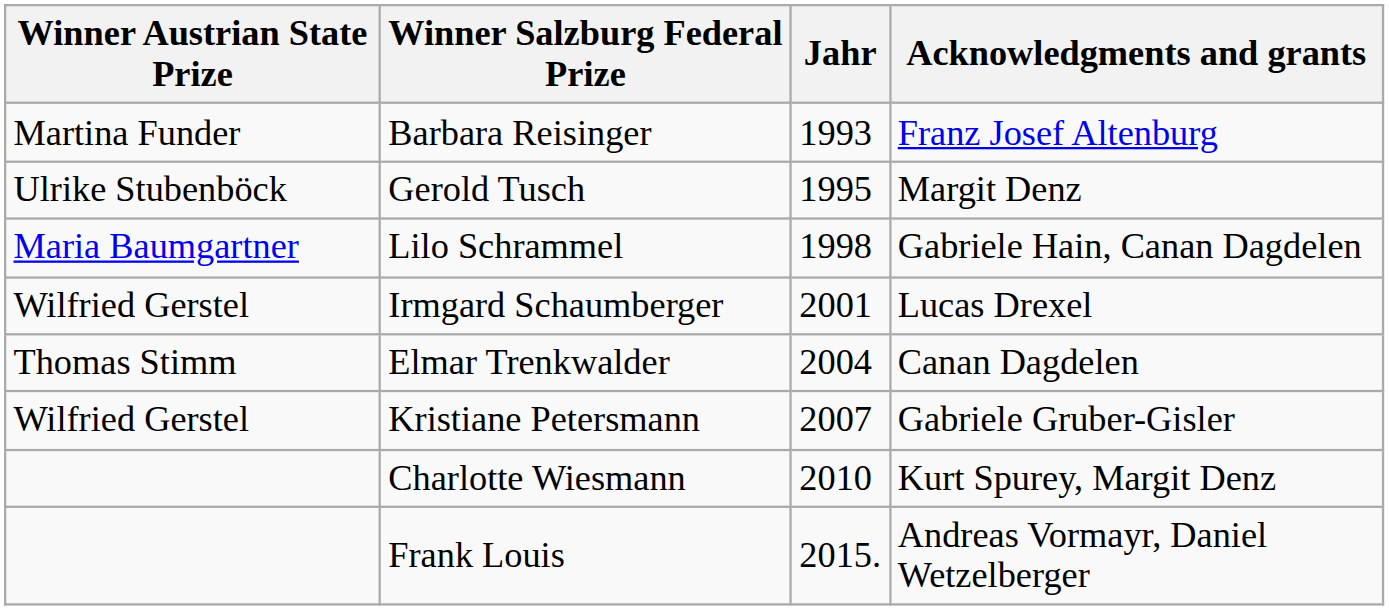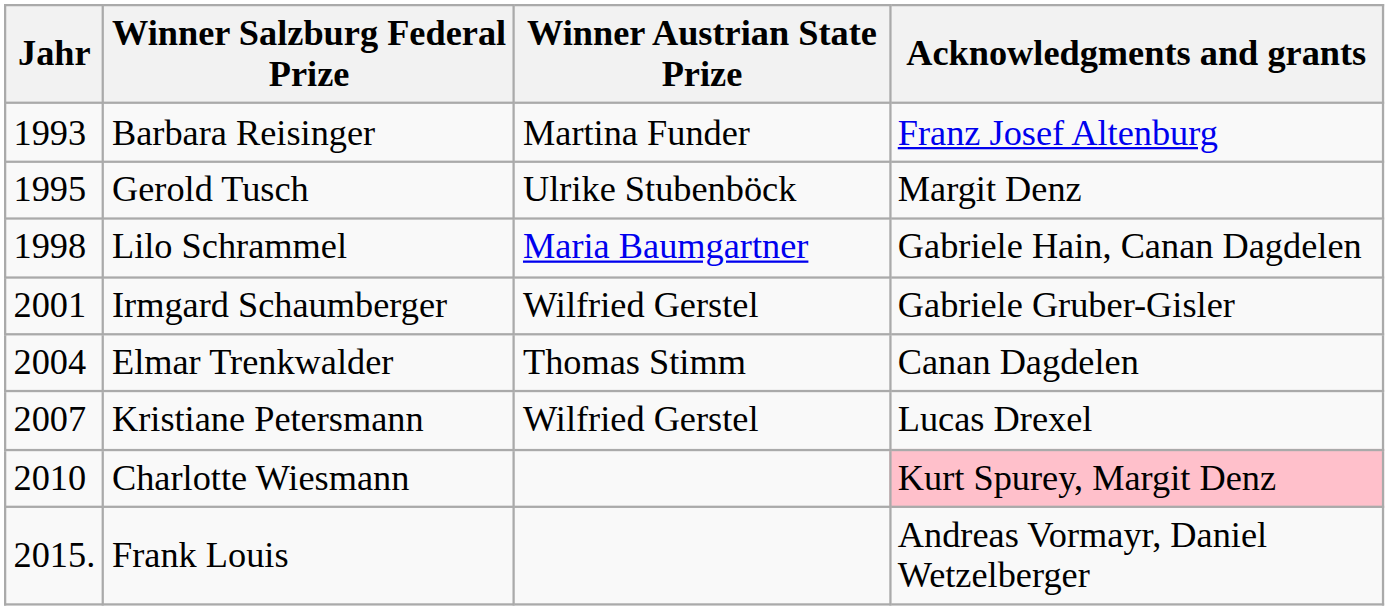columns swapped: (840, 53) <-> (193, 53)
(995, 304) Lucas Drexel -> (1066, 304) Gabriele Gruber-Gisler
(1066, 419) Gabriele Gruber-Gisler -> (995, 419) Lucas Drexel
(1087, 477) no background -> (1087, 477) pink background
